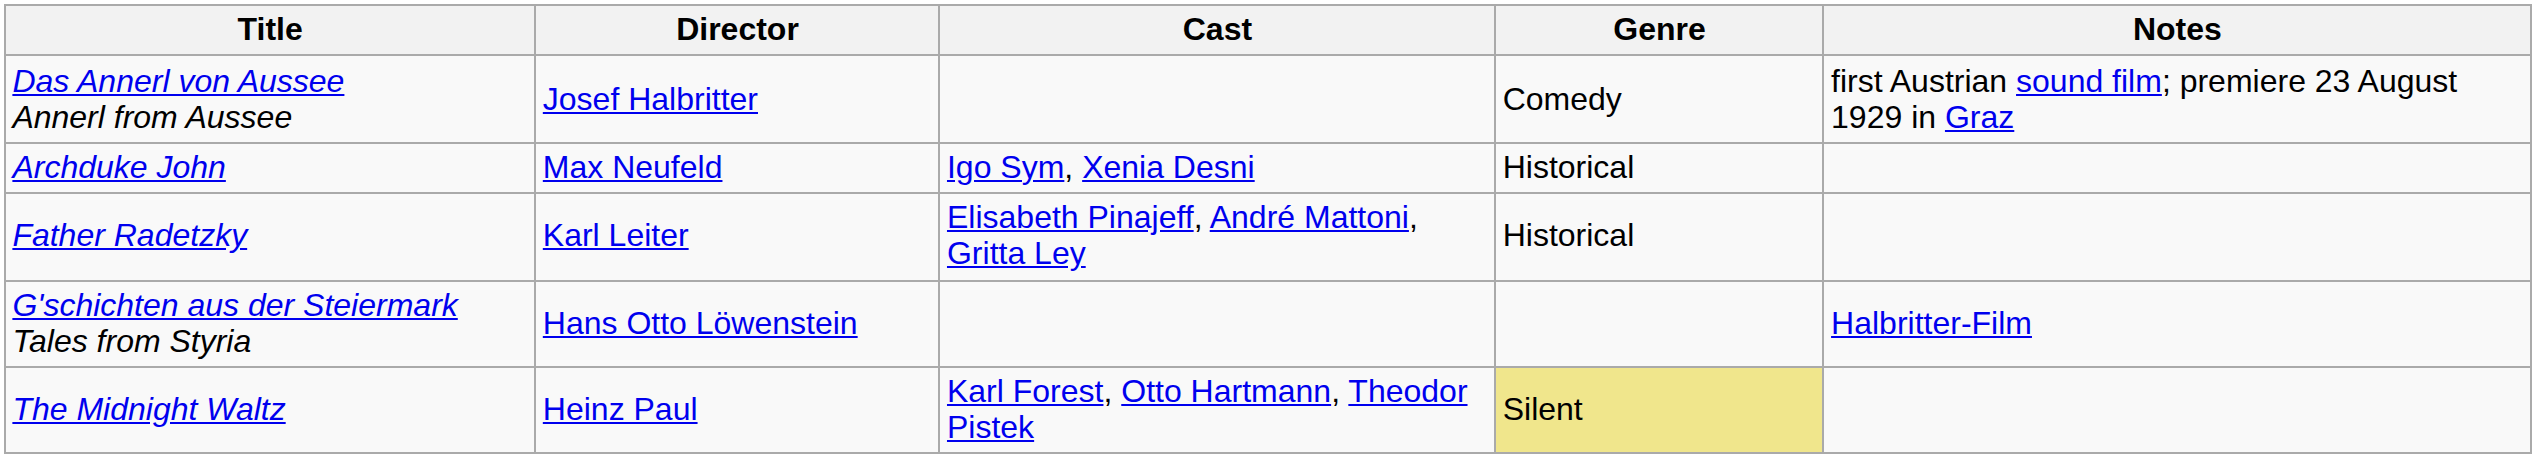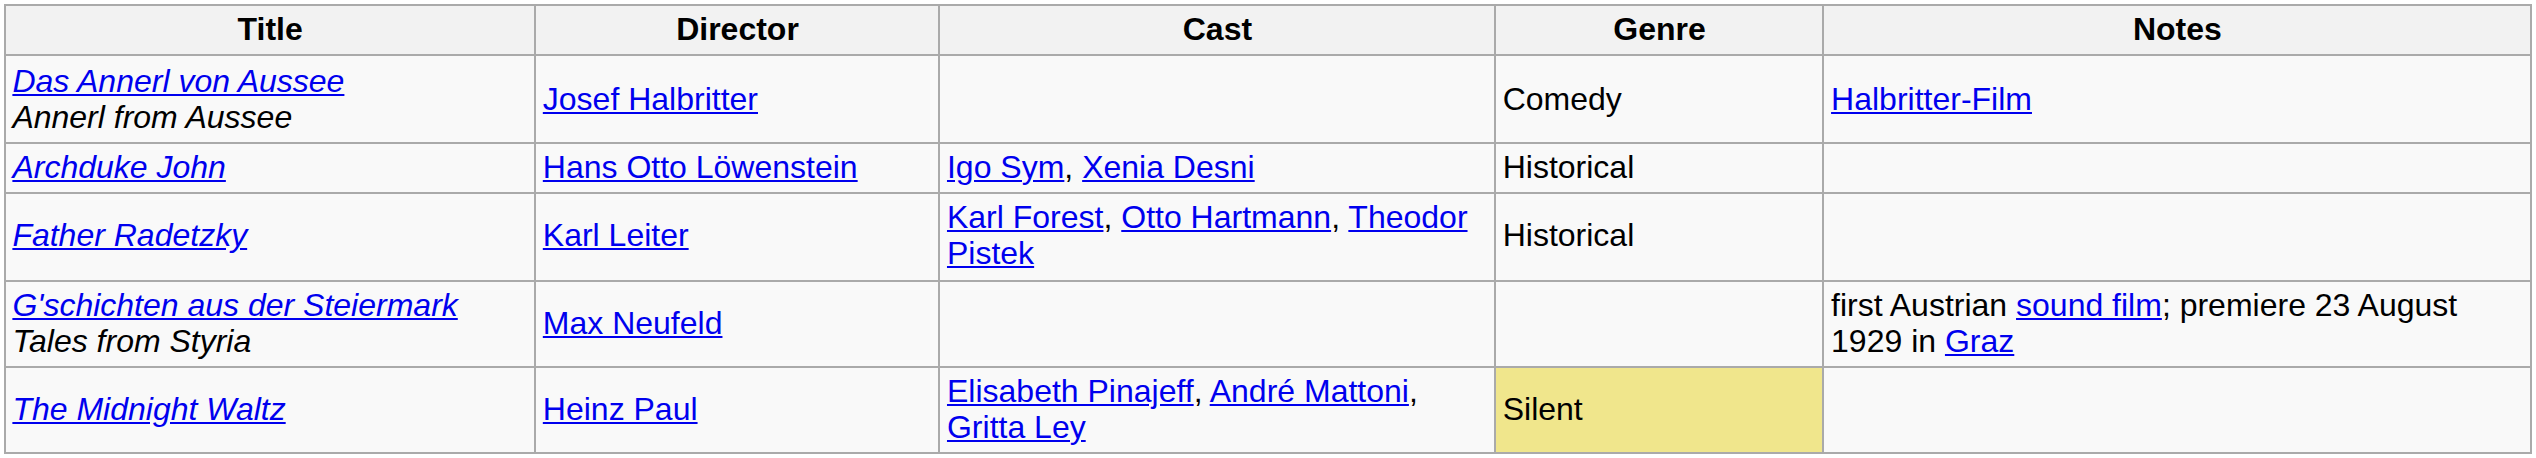(2144, 98) first Austrian sound film; premiere 23 August 1929 in Graz -> (1932, 98) Halbritter-Film
(633, 167) Max Neufeld -> (700, 167) Hans Otto Löwenstein
(1182, 236) Elisabeth Pinajeff, André Mattoni, Gritta Ley -> (1207, 236) Karl Forest, Otto Hartmann, Theodor Pistek
(700, 322) Hans Otto Löwenstein -> (633, 322) Max Neufeld
(1932, 322) Halbritter-Film -> (2144, 322) first Austrian sound film; premiere 23 August 1929 in Graz
(1207, 409) Karl Forest, Otto Hartmann, Theodor Pistek -> (1182, 409) Elisabeth Pinajeff, André Mattoni, Gritta Ley
